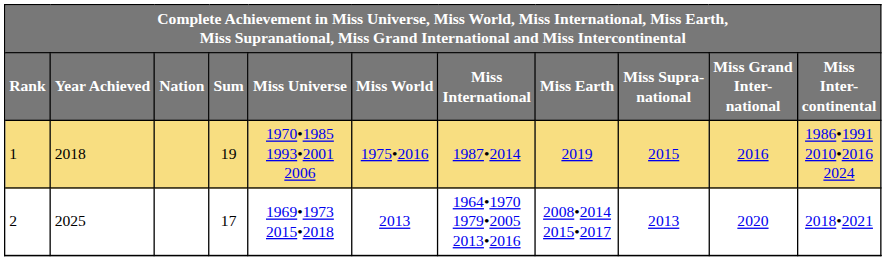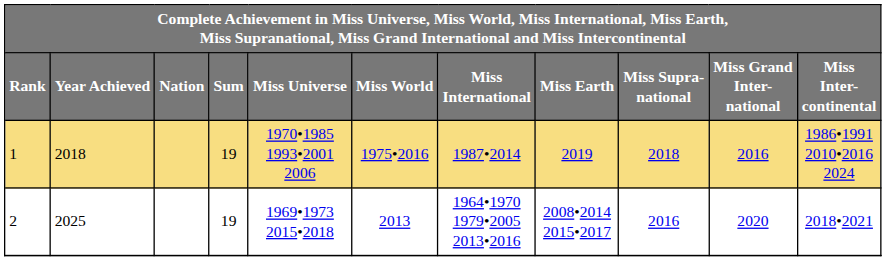(664, 154) 2015 -> (664, 154) 2018
(229, 221) 17 -> (229, 221) 19
(664, 221) 2013 -> (664, 221) 2016
